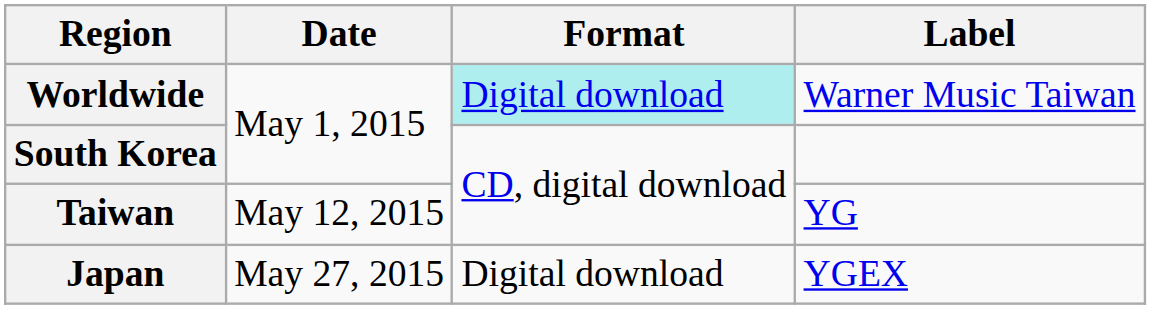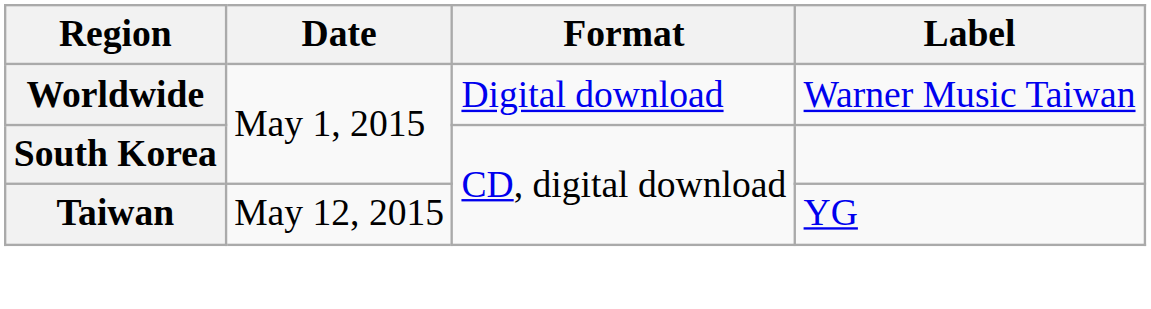(593, 93) paleturquoise background -> (593, 93) no background
- row: (115, 272)
